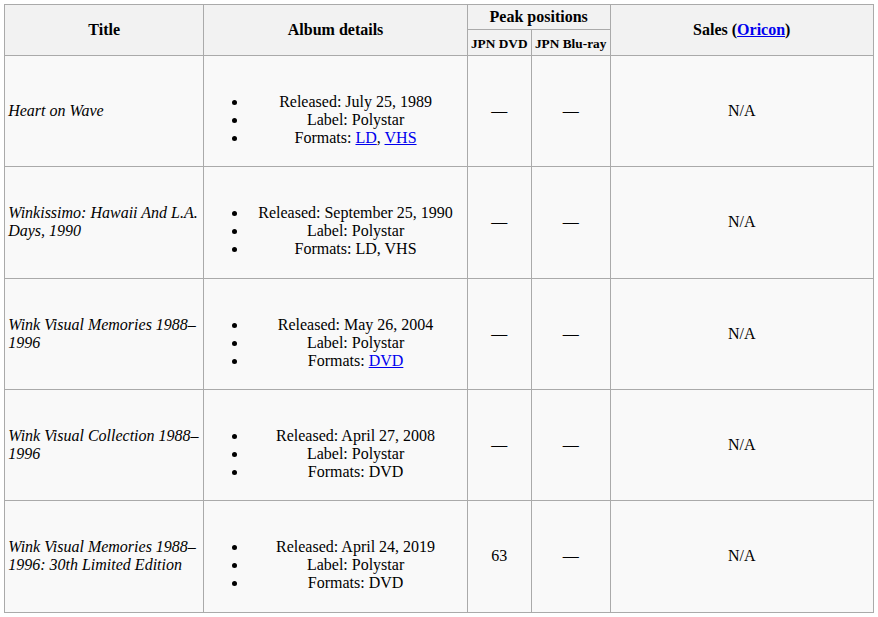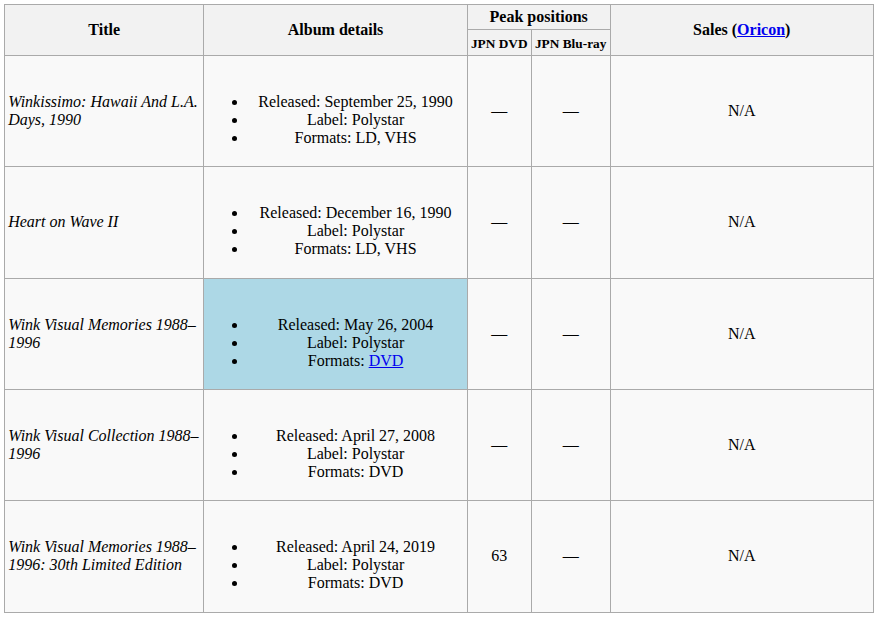- row: (56, 110)
+ row: (63, 222)
(336, 343) no background -> (336, 343) lightblue background
